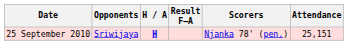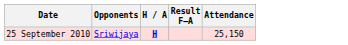- column: (246, 16)
(317, 34) 25,151 -> (229, 34) 25,150
